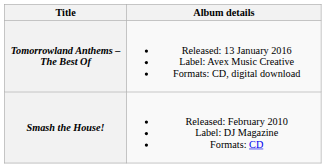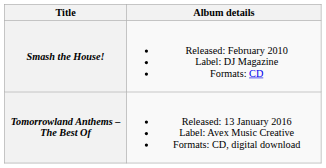rows swapped: (66, 127) <-> (66, 56)
